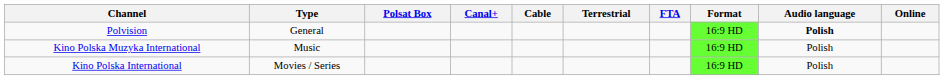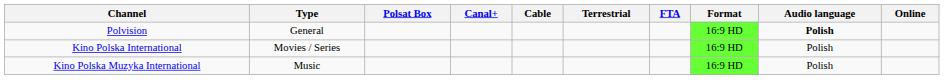rows swapped: (127, 66) <-> (127, 48)
